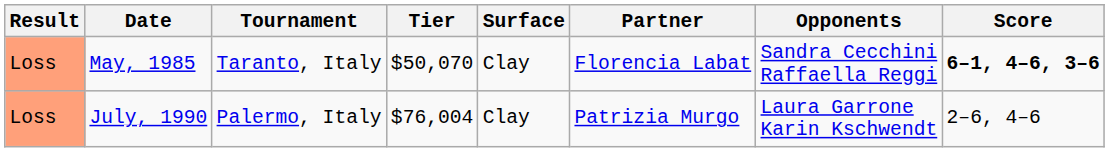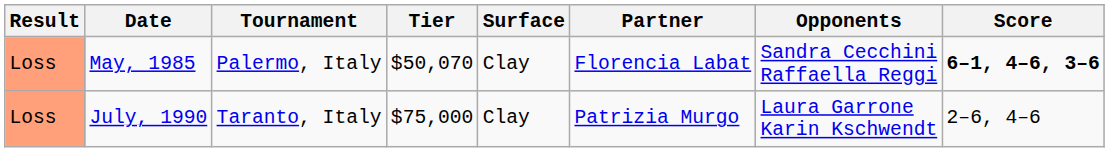(299, 64) Taranto, Italy -> (299, 64) Palermo, Italy
(299, 119) Palermo, Italy -> (299, 119) Taranto, Italy
(432, 119) $76,004 -> (432, 119) $75,000
